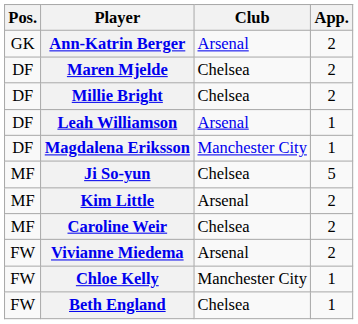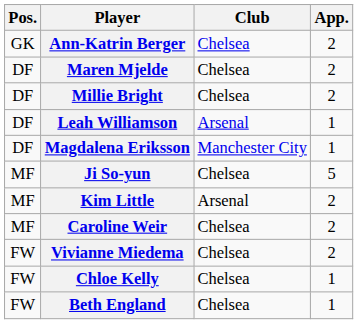(223, 43) Arsenal -> (224, 43) Chelsea
(223, 252) Arsenal -> (224, 252) Chelsea
(252, 278) Manchester City -> (224, 278) Chelsea
